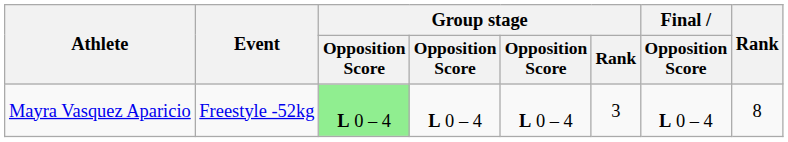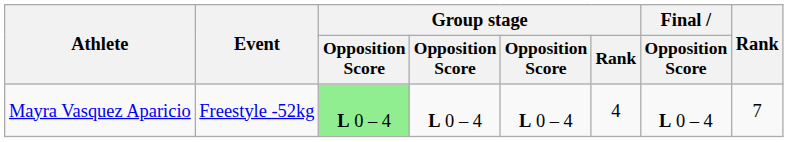(616, 110) 3 -> (616, 110) 4
(757, 110) 8 -> (757, 110) 7
